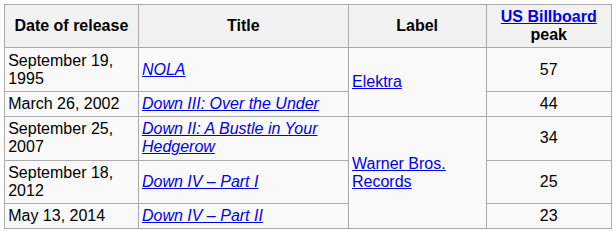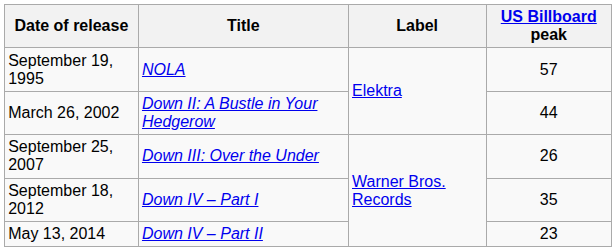(230, 103) Down III: Over the Under -> (230, 112) Down II: A Bustle in Your Hedgerow
(230, 138) Down II: A Bustle in Your Hedgerow -> (230, 156) Down III: Over the Under
(549, 138) 34 -> (549, 156) 26
(549, 181) 25 -> (549, 199) 35
